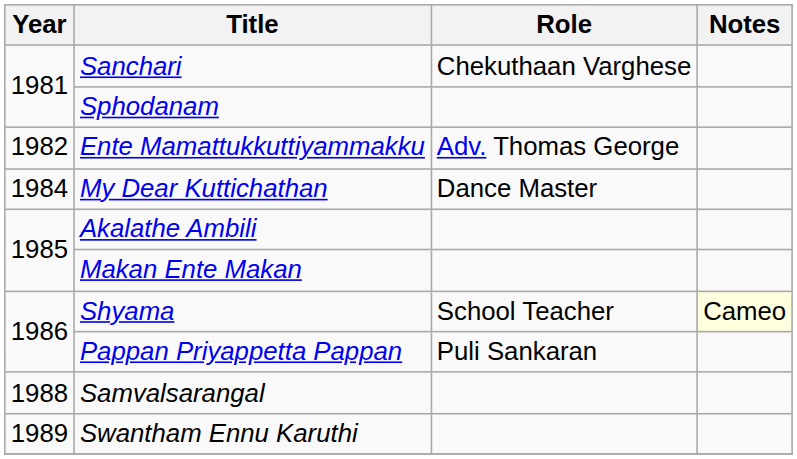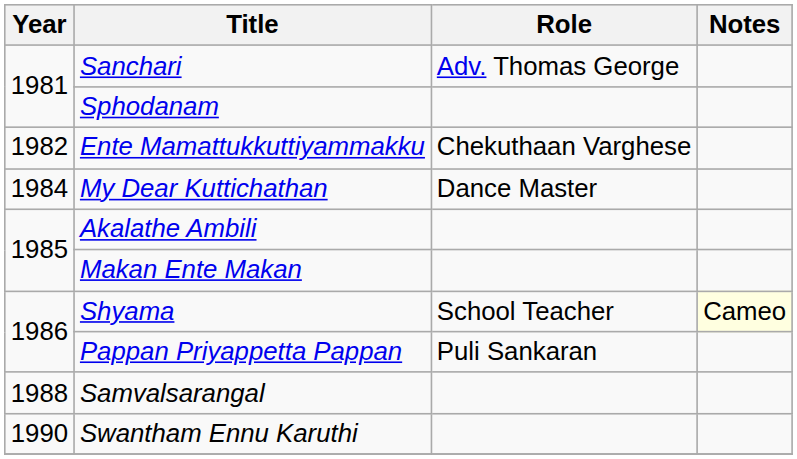(564, 65) Chekuthaan Varghese -> (558, 65) Adv. Thomas George
(558, 147) Adv. Thomas George -> (564, 147) Chekuthaan Varghese
(39, 433) 1989 -> (39, 433) 1990
